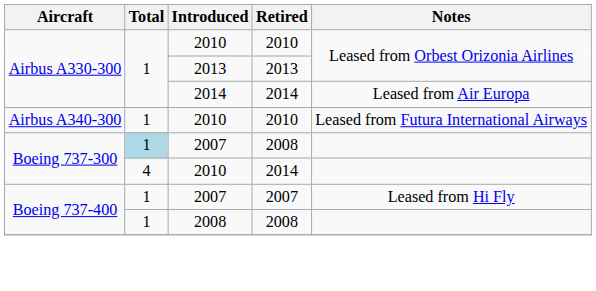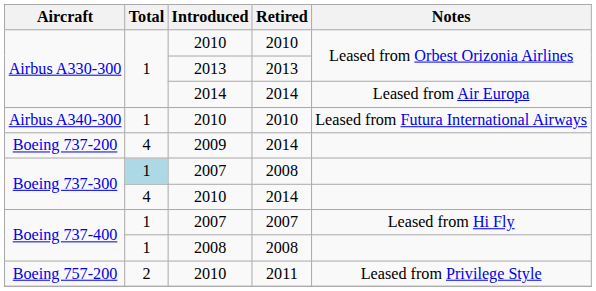+ row: (65, 145)
+ row: (65, 273)
